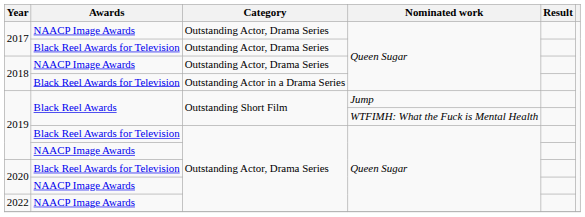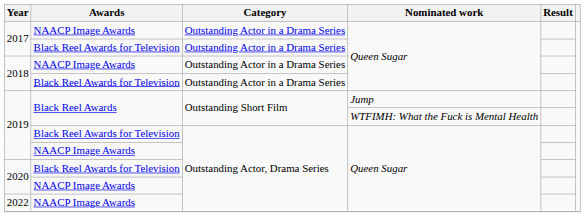(257, 30) Outstanding Actor, Drama Series -> (265, 30) Outstanding Actor in a Drama Series
(257, 47) Outstanding Actor, Drama Series -> (265, 47) Outstanding Actor in a Drama Series
(257, 64) Outstanding Actor, Drama Series -> (265, 64) Outstanding Actor in a Drama Series
